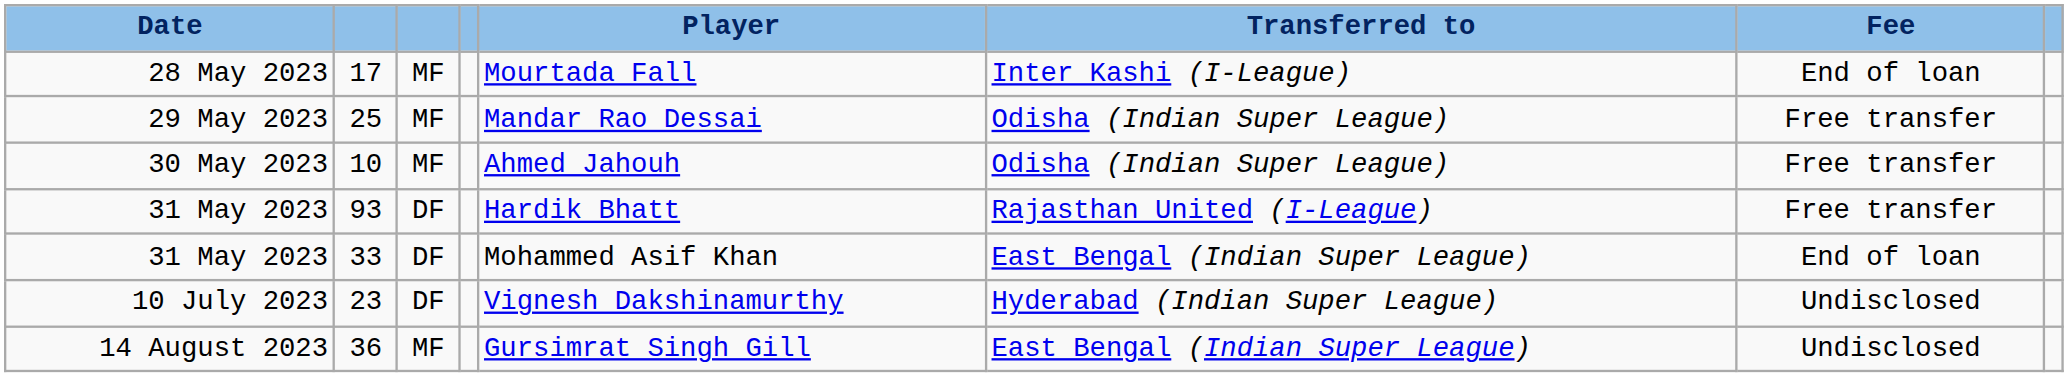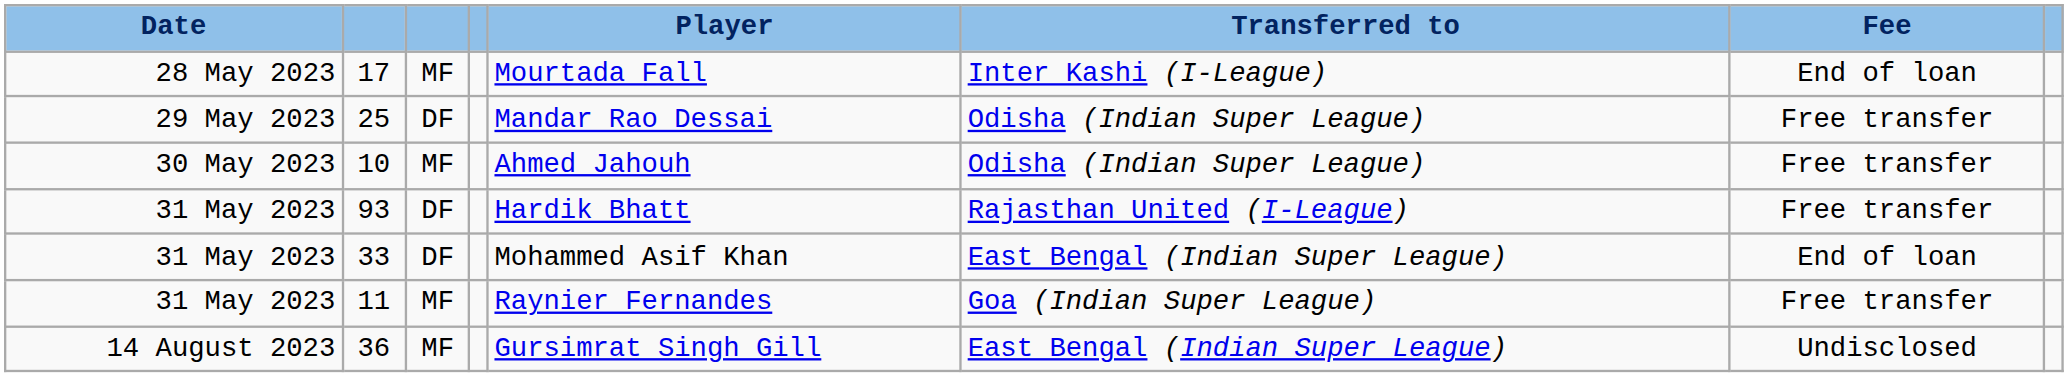(428, 119) MF -> (438, 119) DF
+ row: (374, 303)
- row: (366, 303)
